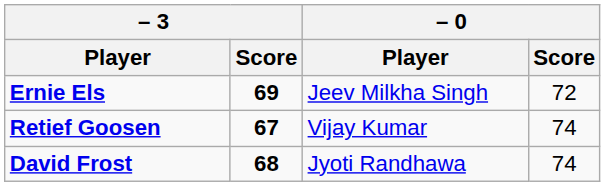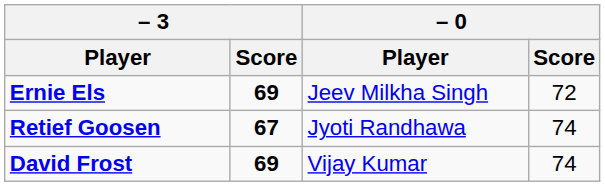(367, 127) Vijay Kumar -> (387, 127) Jyoti Randhawa
(266, 163) 68 -> (266, 163) 69
(387, 163) Jyoti Randhawa -> (367, 163) Vijay Kumar
